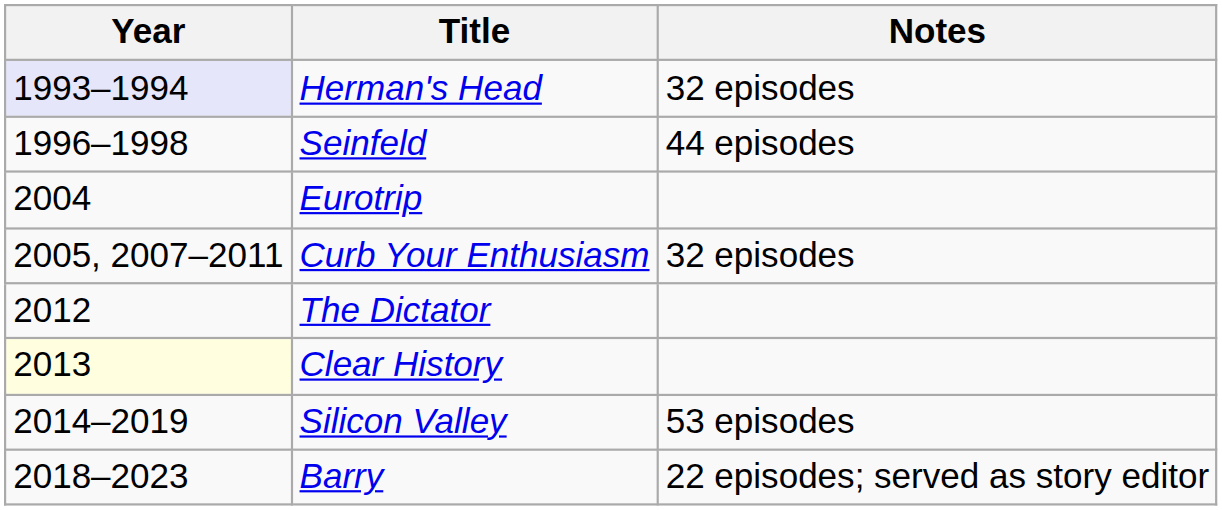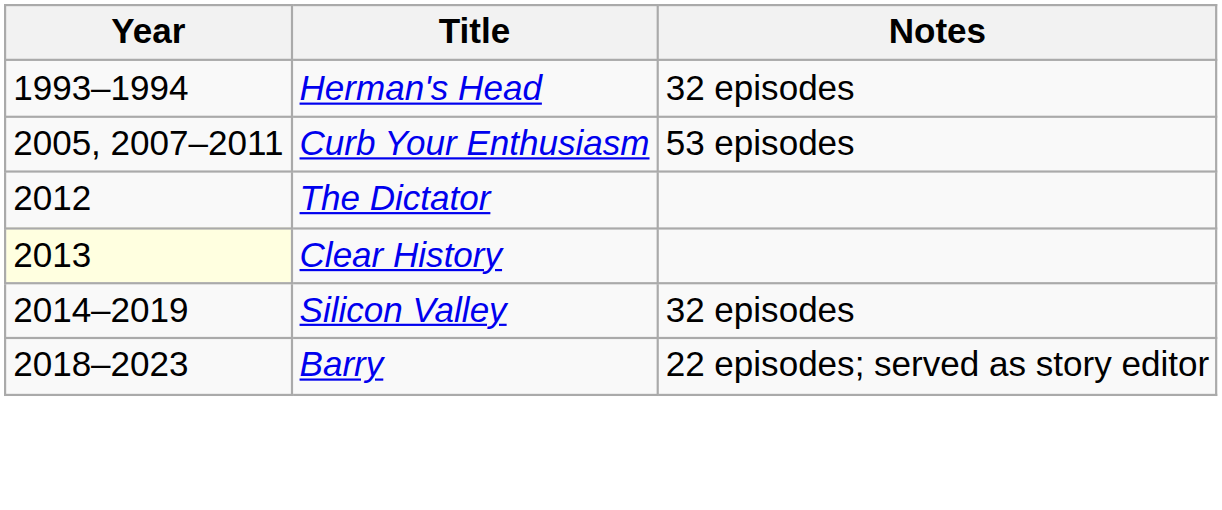(101, 87) lavender background -> (101, 87) no background
- row: (363, 143)
- row: (361, 198)
(760, 254) 32 episodes -> (760, 143) 53 episodes
(760, 421) 53 episodes -> (760, 310) 32 episodes
